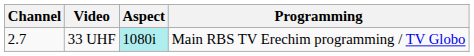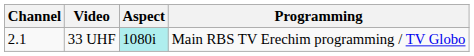(17, 39) 2.7 -> (17, 39) 2.1
